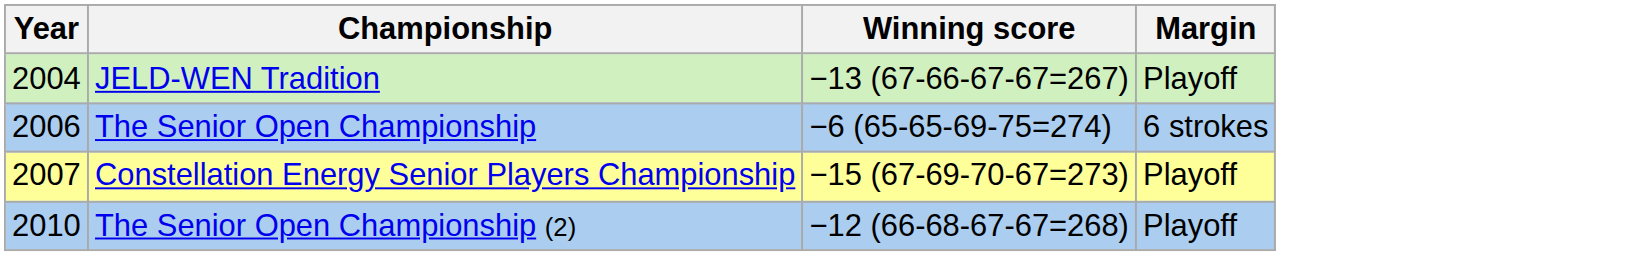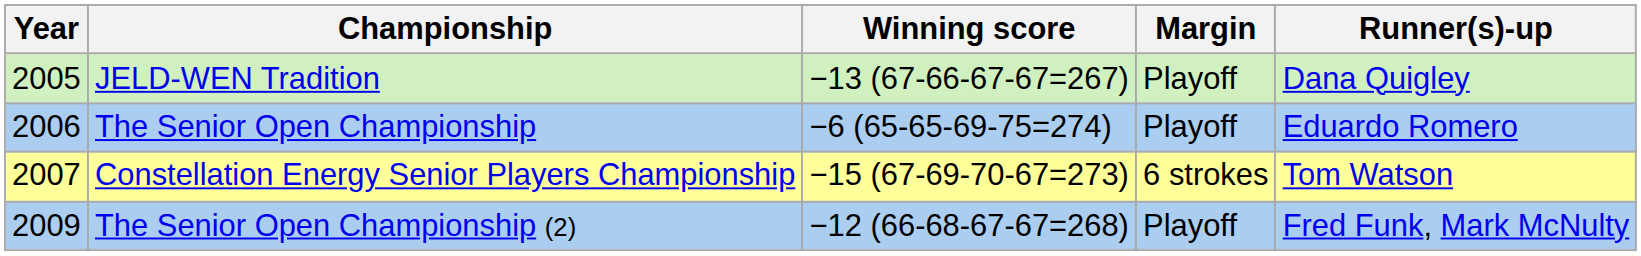+ column: (1456, 28)
(46, 77) 2004 -> (46, 77) 2005
(1206, 126) 6 strokes -> (1190, 126) Playoff
(1190, 175) Playoff -> (1206, 175) 6 strokes
(46, 224) 2010 -> (46, 224) 2009
